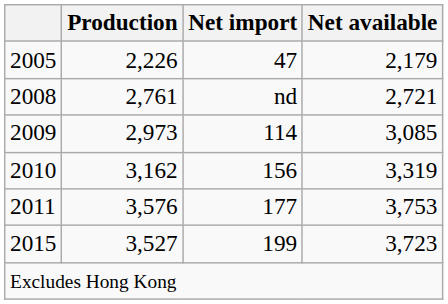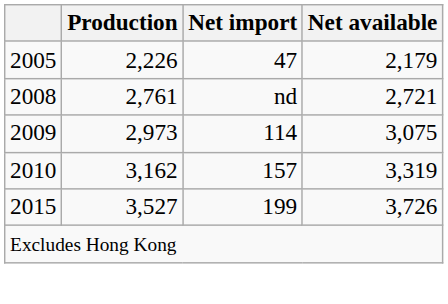(411, 133) 3,085 -> (411, 133) 3,075
(280, 170) 156 -> (280, 170) 157
- row: (33, 206)
(411, 243) 3,723 -> (411, 206) 3,726
